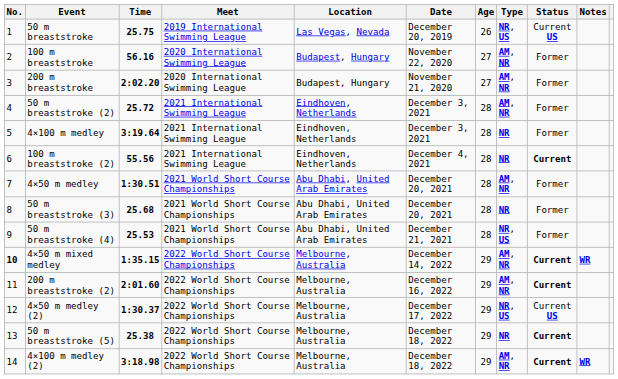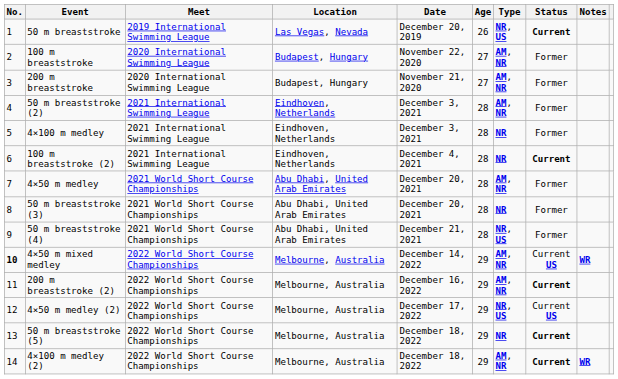- column: (140, 12)
(552, 32) Current US -> (551, 32) Current
(552, 260) Current -> (551, 260) Current US
